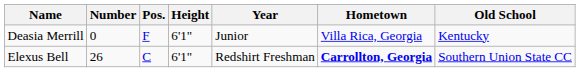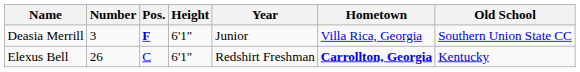(93, 35) 0 -> (93, 35) 3
(146, 35) normal -> (146, 35) bold
(464, 35) Kentucky -> (505, 35) Southern Union State CC
(505, 56) Southern Union State CC -> (464, 56) Kentucky
